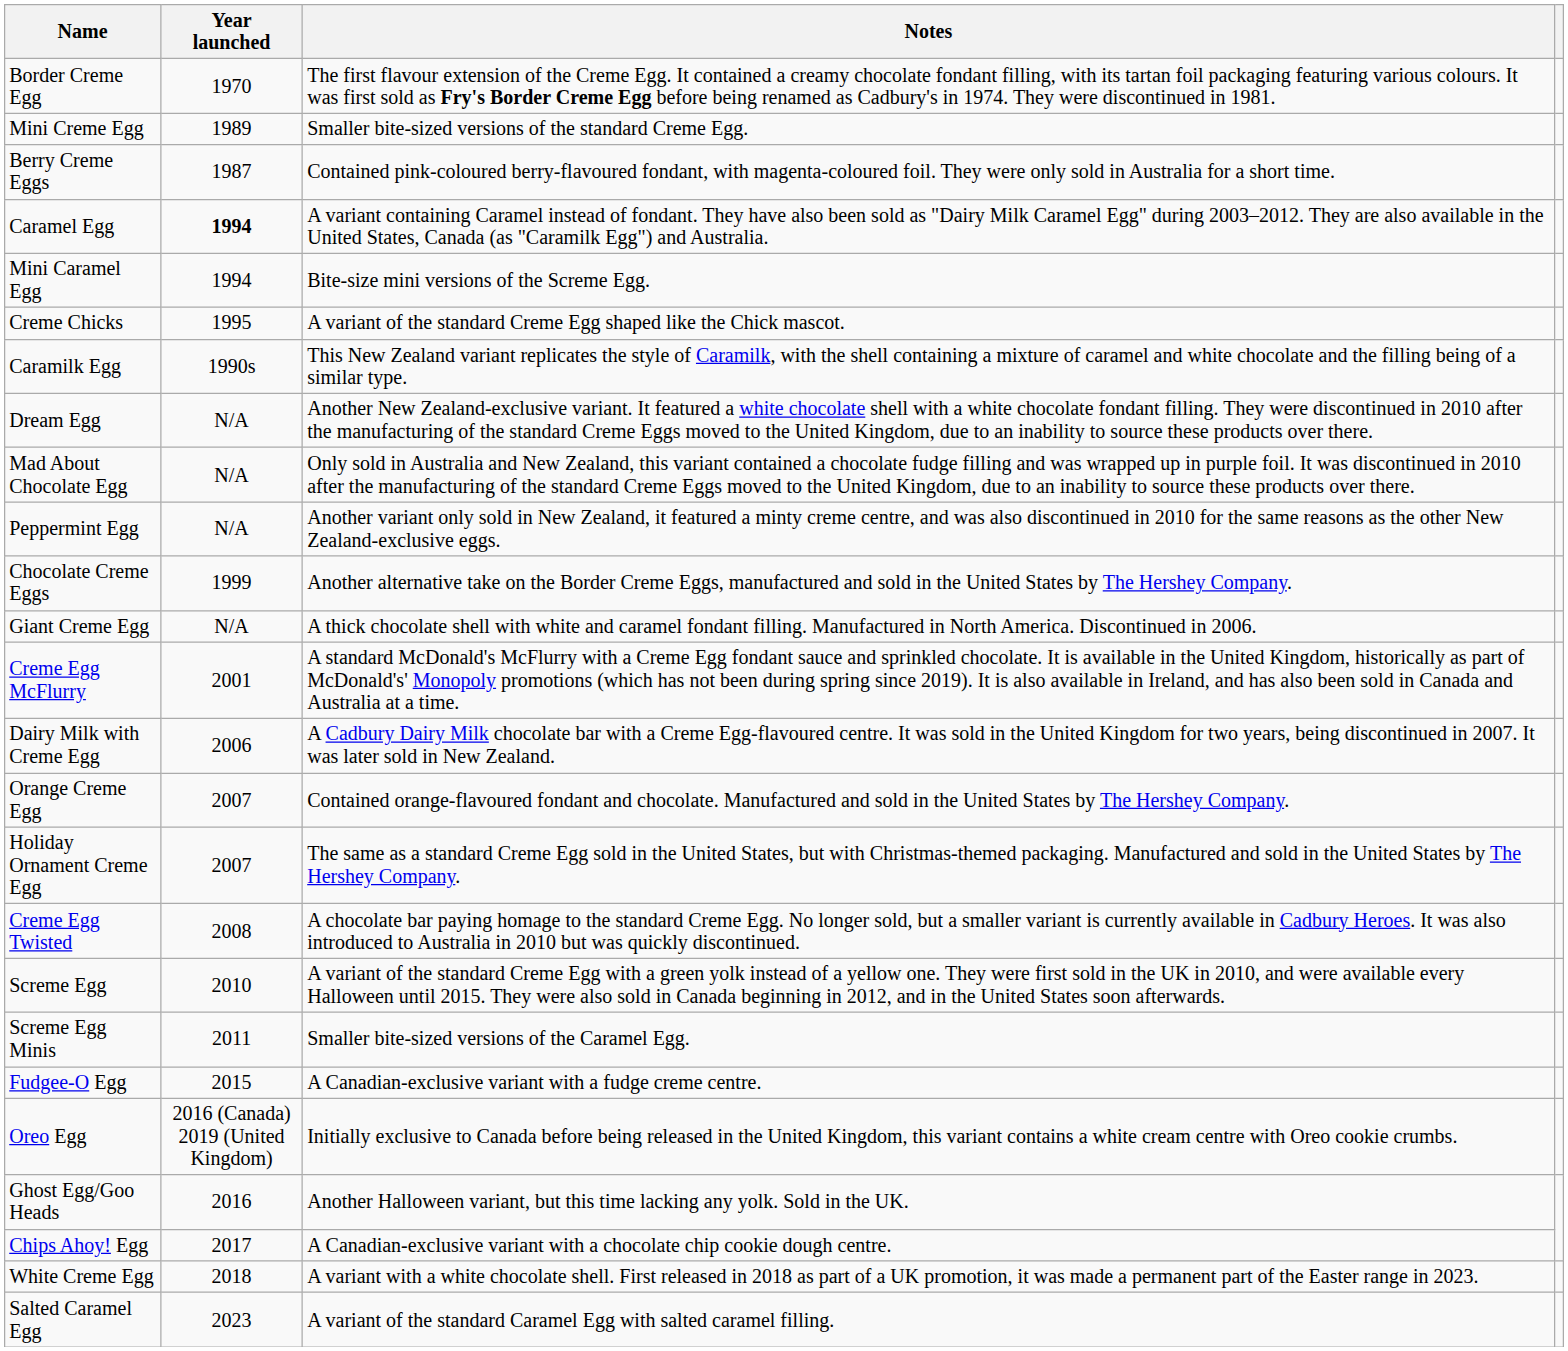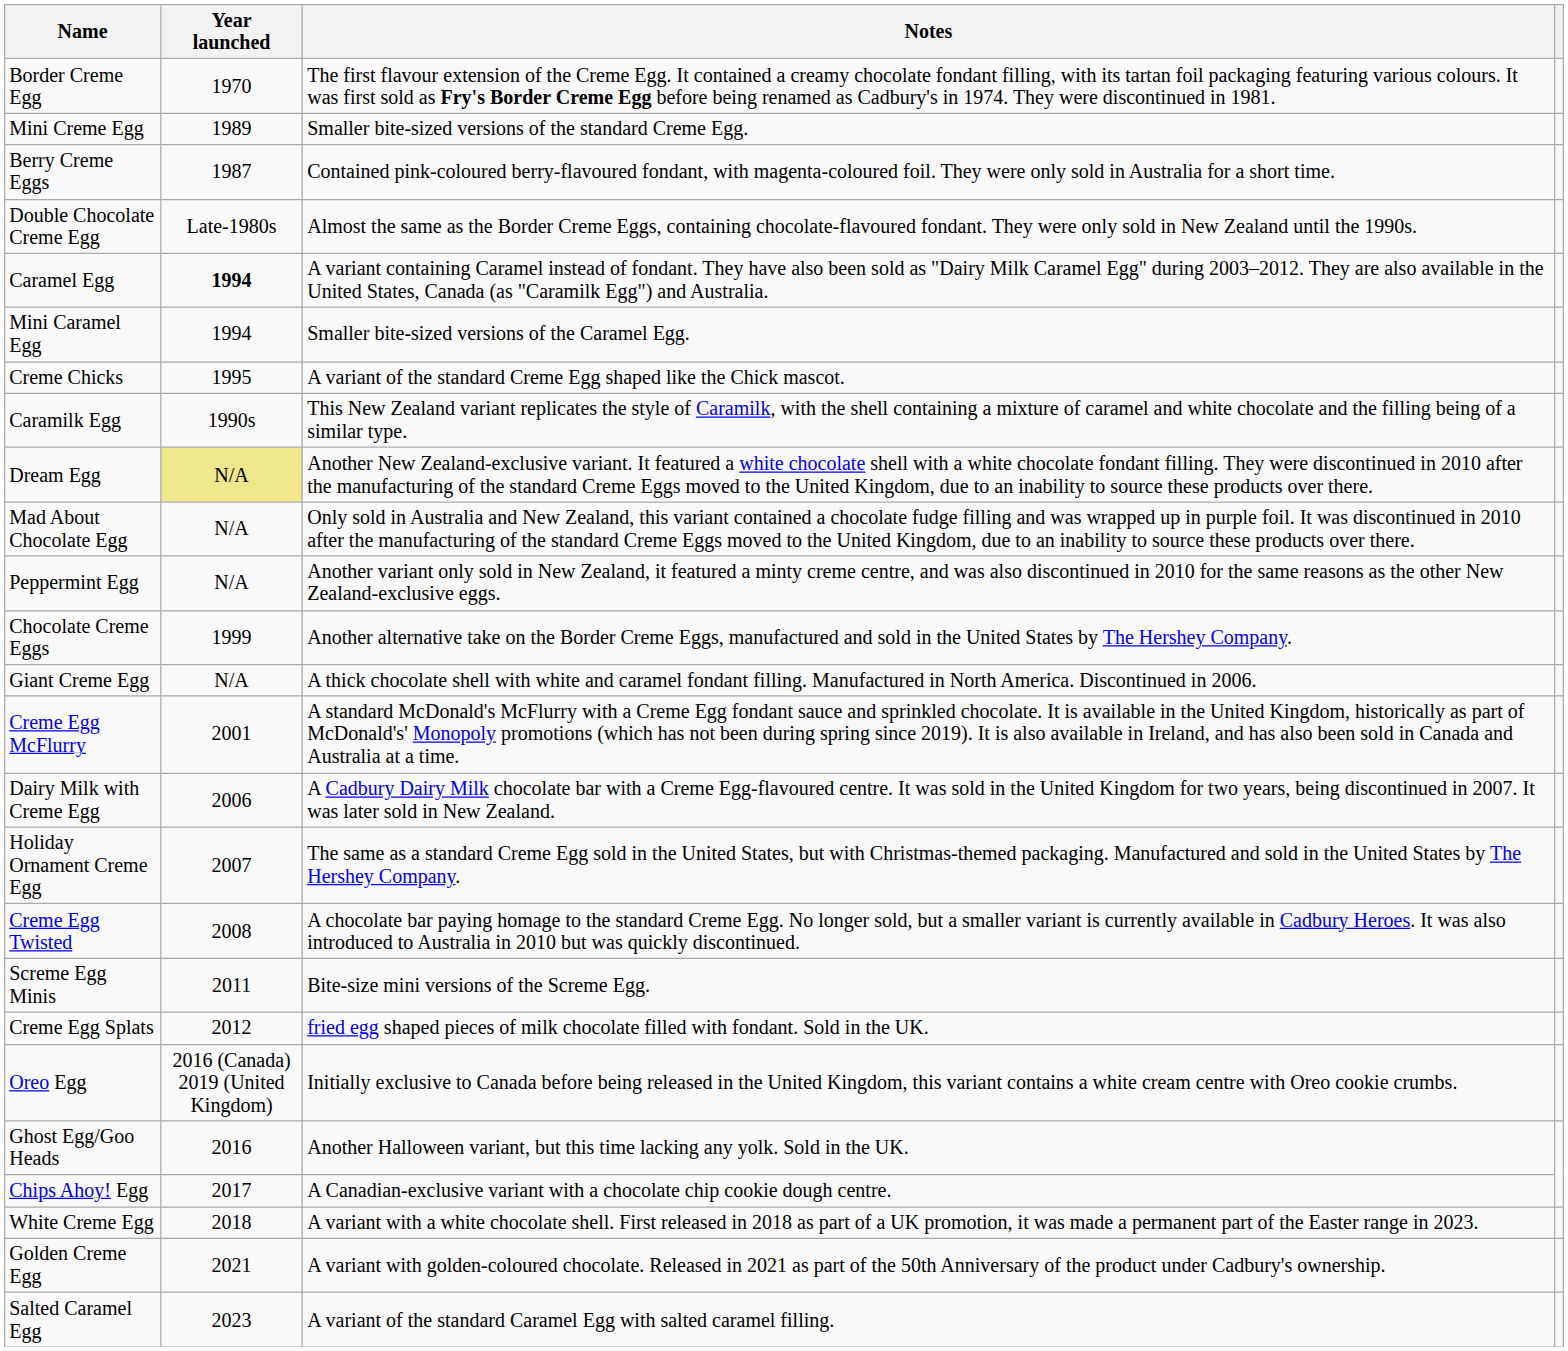+ row: (82, 225)
(479, 280) Bite-size mini versions of the Screme Egg. -> (499, 334) Smaller bite-sized versions of the Caramel Egg.
(232, 420) no background -> (232, 474) khaki background
- row: (68, 799)
- row: (58, 985)
(499, 1039) Smaller bite-sized versions of the Caramel Egg. -> (479, 985) Bite-size mini versions of the Screme Egg.
+ row: (81, 1028)
- row: (68, 1082)
+ row: (68, 1265)
